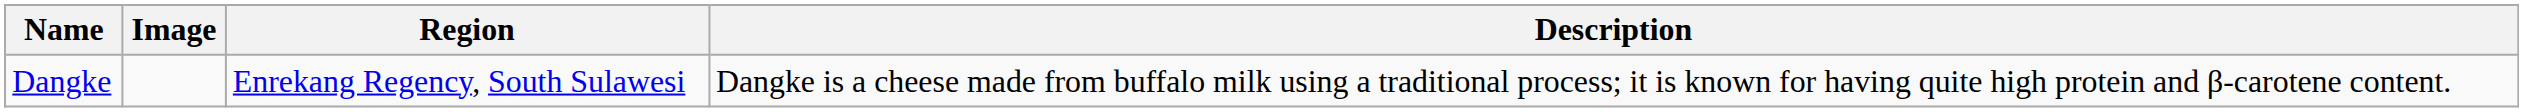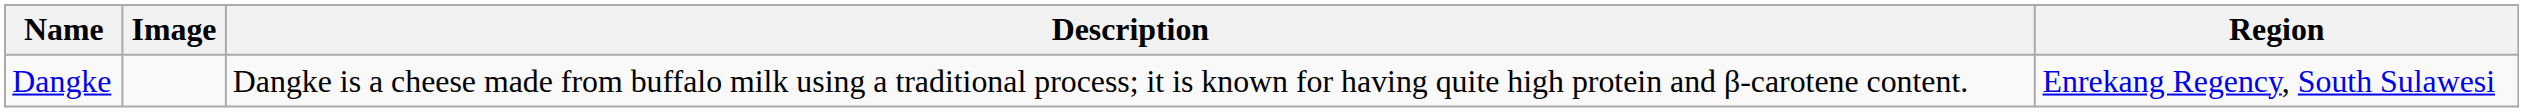columns swapped: (467, 29) <-> (1613, 29)
